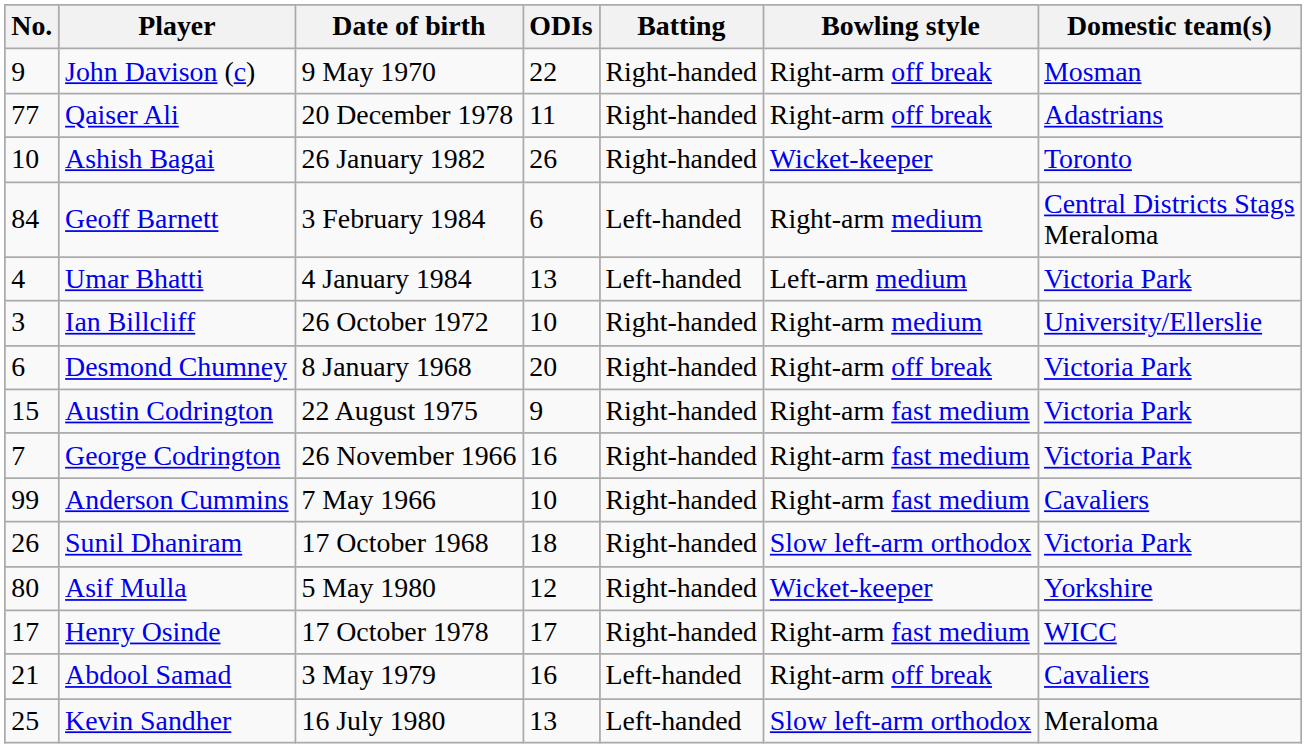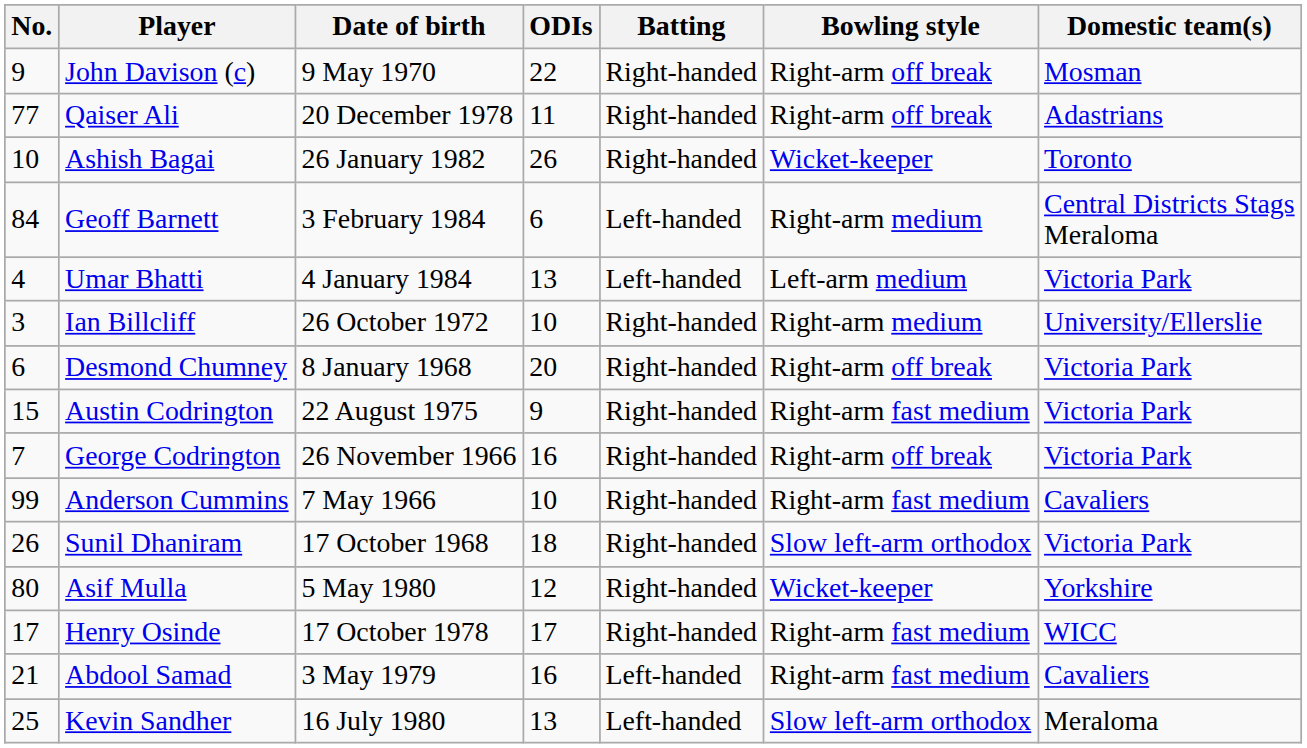(900, 455) Right-arm fast medium -> (881, 455) Right-arm off break
(881, 676) Right-arm off break -> (900, 676) Right-arm fast medium
